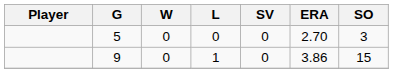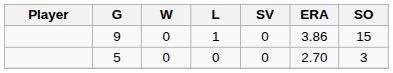rows swapped: (117, 57) <-> (117, 36)
